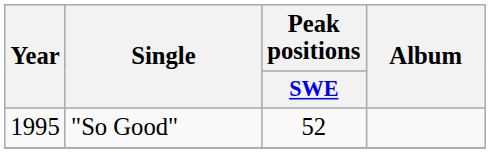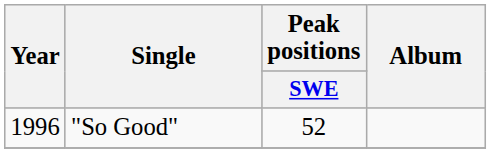(35, 127) 1995 -> (35, 127) 1996
